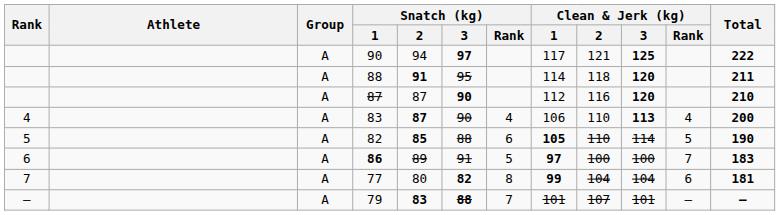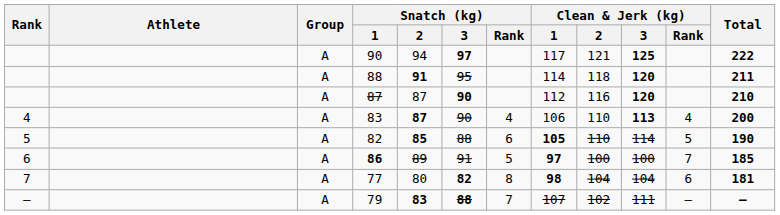(743, 159) 183 -> (743, 159) 185
(554, 179) 99 -> (554, 179) 98
(554, 200) 101 -> (554, 200) 107
(599, 200) 107 -> (599, 200) 102
(643, 200) 101 -> (643, 200) 111
